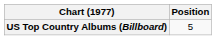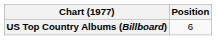(190, 27) 5 -> (190, 27) 6
